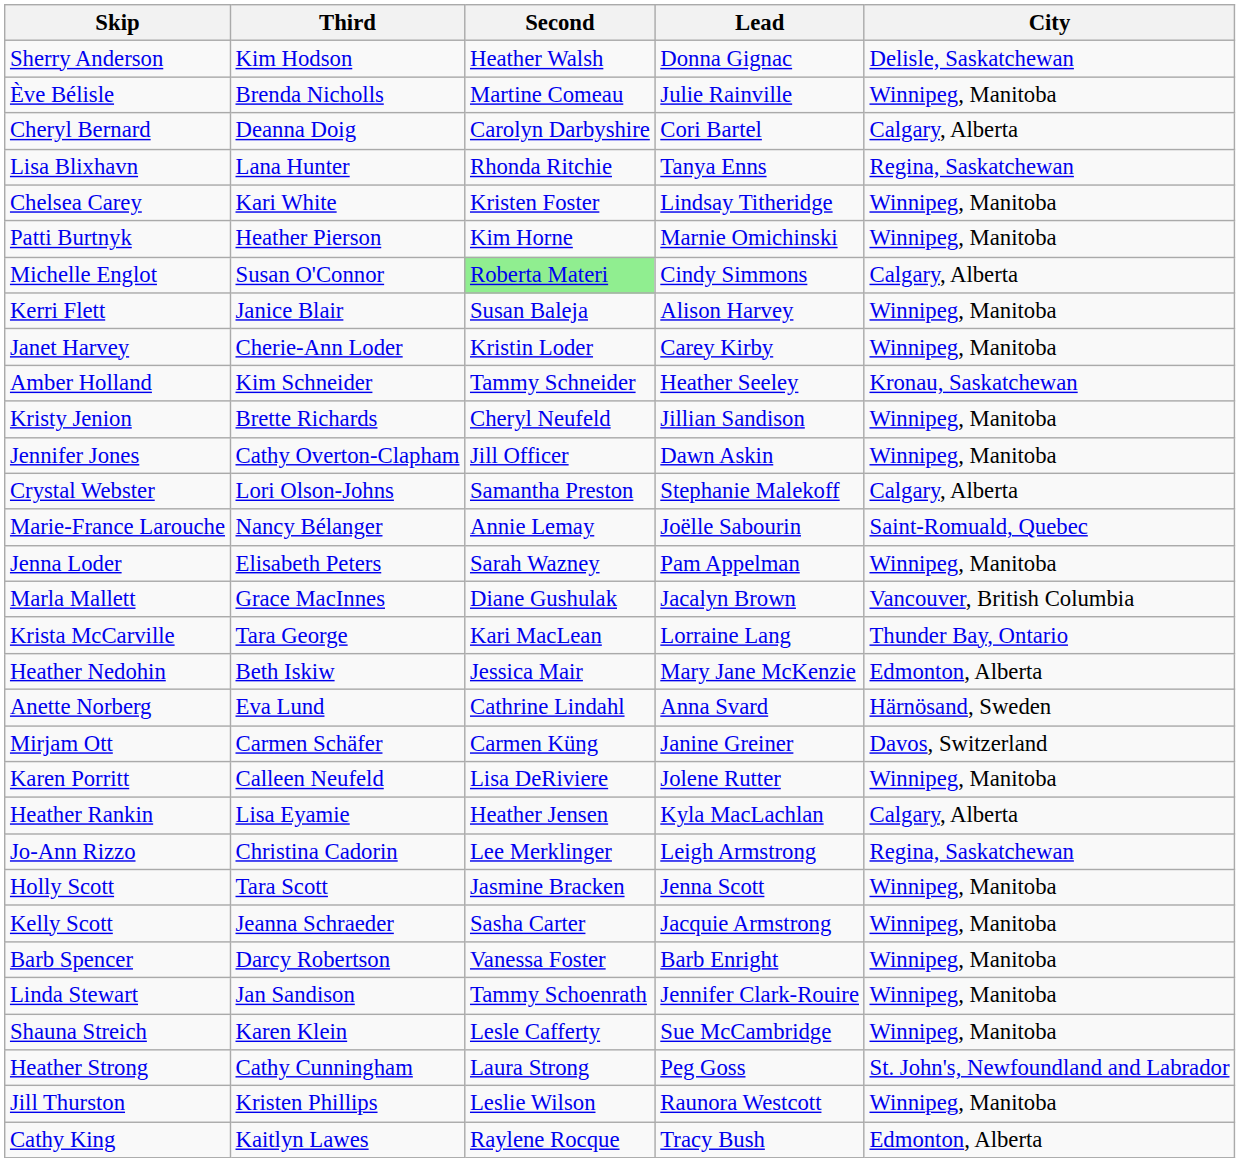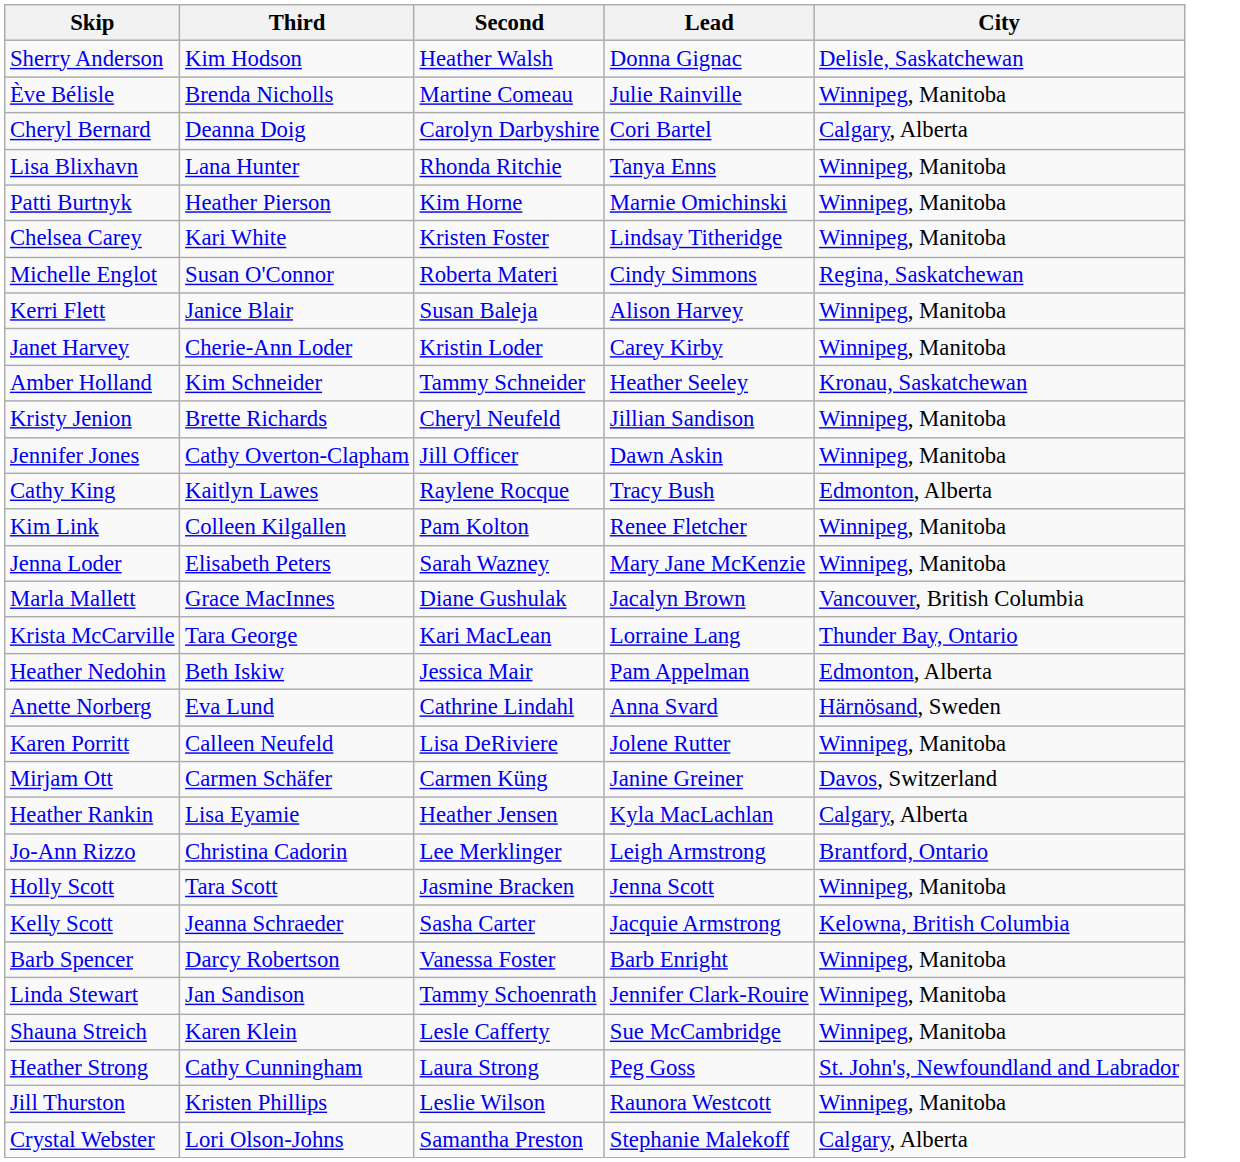(972, 166) Regina, Saskatchewan -> (913, 166) Winnipeg, Manitoba
rows swapped: (71, 238) <-> (76, 202)
(539, 274) lightgreen background -> (489, 274) no background
(944, 274) Calgary, Alberta -> (921, 274) Regina, Saskatchewan
rows swapped: (63, 1139) <-> (82, 490)
- row: (117, 526)
+ row: (54, 526)
(730, 563) Pam Appelman -> (708, 563) Mary Jane McKenzie
(758, 671) Mary Jane McKenzie -> (680, 671) Pam Appelman
rows swapped: (61, 743) <-> (70, 779)
(972, 851) Regina, Saskatchewan -> (904, 851) Brantford, Ontario
(963, 923) Winnipeg, Manitoba -> (944, 923) Kelowna, British Columbia
